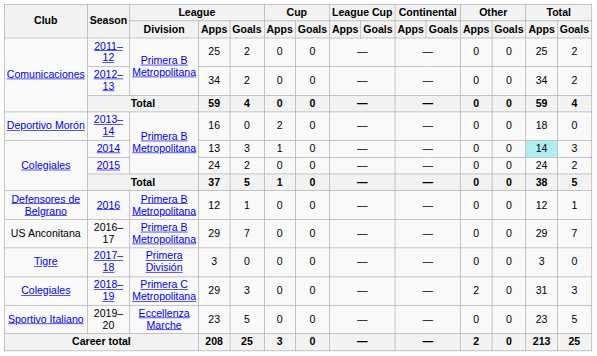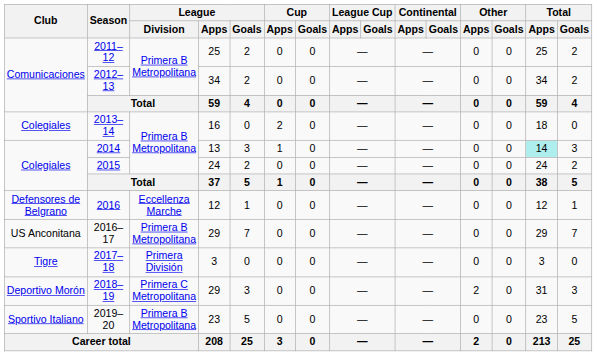(46, 126) Deportivo Morón -> (46, 126) Colegiales
(164, 205) Primera B Metropolitana -> (164, 205) Eccellenza Marche
(46, 291) Colegiales -> (46, 291) Deportivo Morón
(164, 319) Eccellenza Marche -> (164, 319) Primera B Metropolitana
